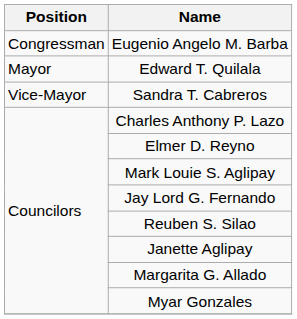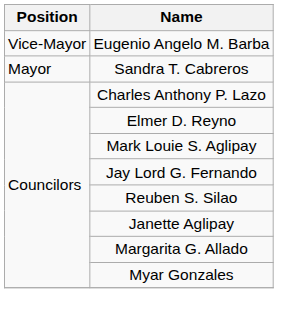(56, 43) Congressman -> (47, 43) Vice-Mayor
- row: (200, 69)
(47, 95) Vice-Mayor -> (30, 69) Mayor
